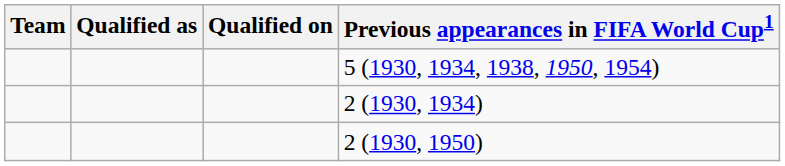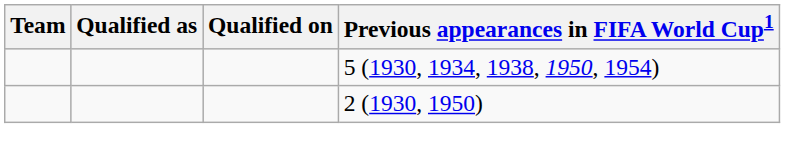- row: (413, 104)
